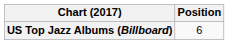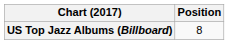(199, 30) 6 -> (199, 30) 8
